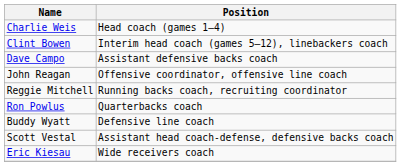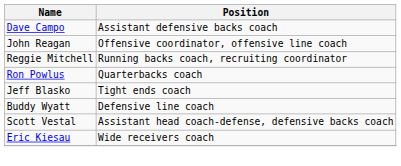- row: (41, 28)
- row: (39, 44)
+ row: (39, 91)
